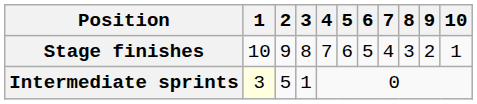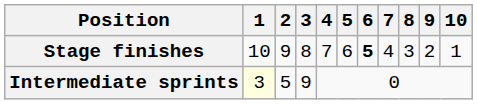(368, 51) normal -> (368, 51) bold
(306, 83) 1 -> (306, 83) 9
